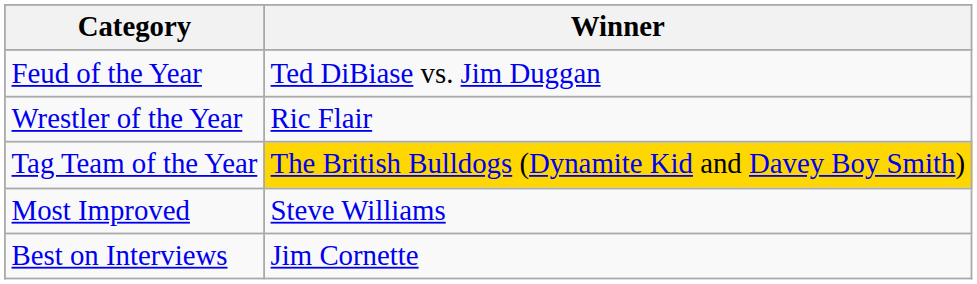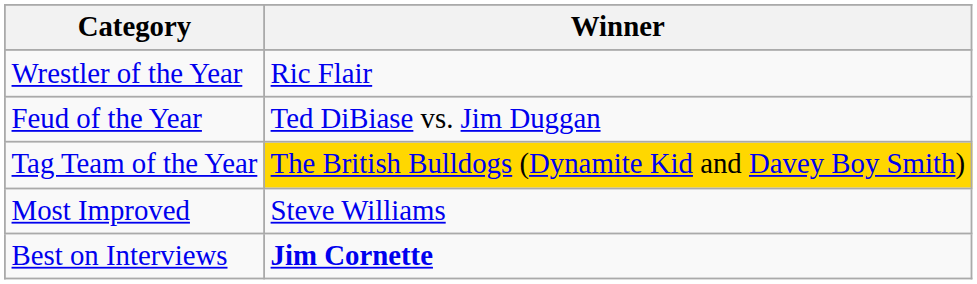rows swapped: (127, 118) <-> (107, 73)
(345, 255) normal -> (352, 255) bold
